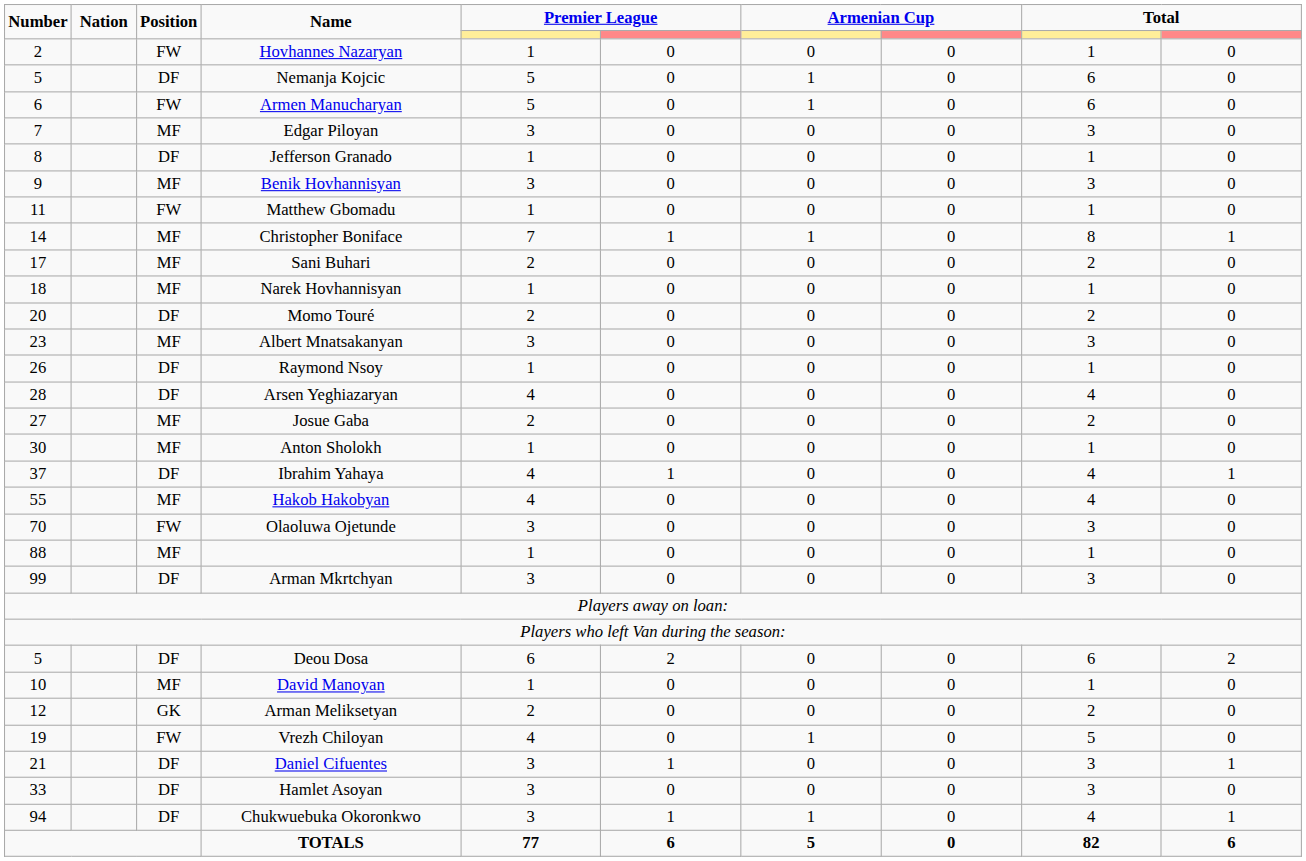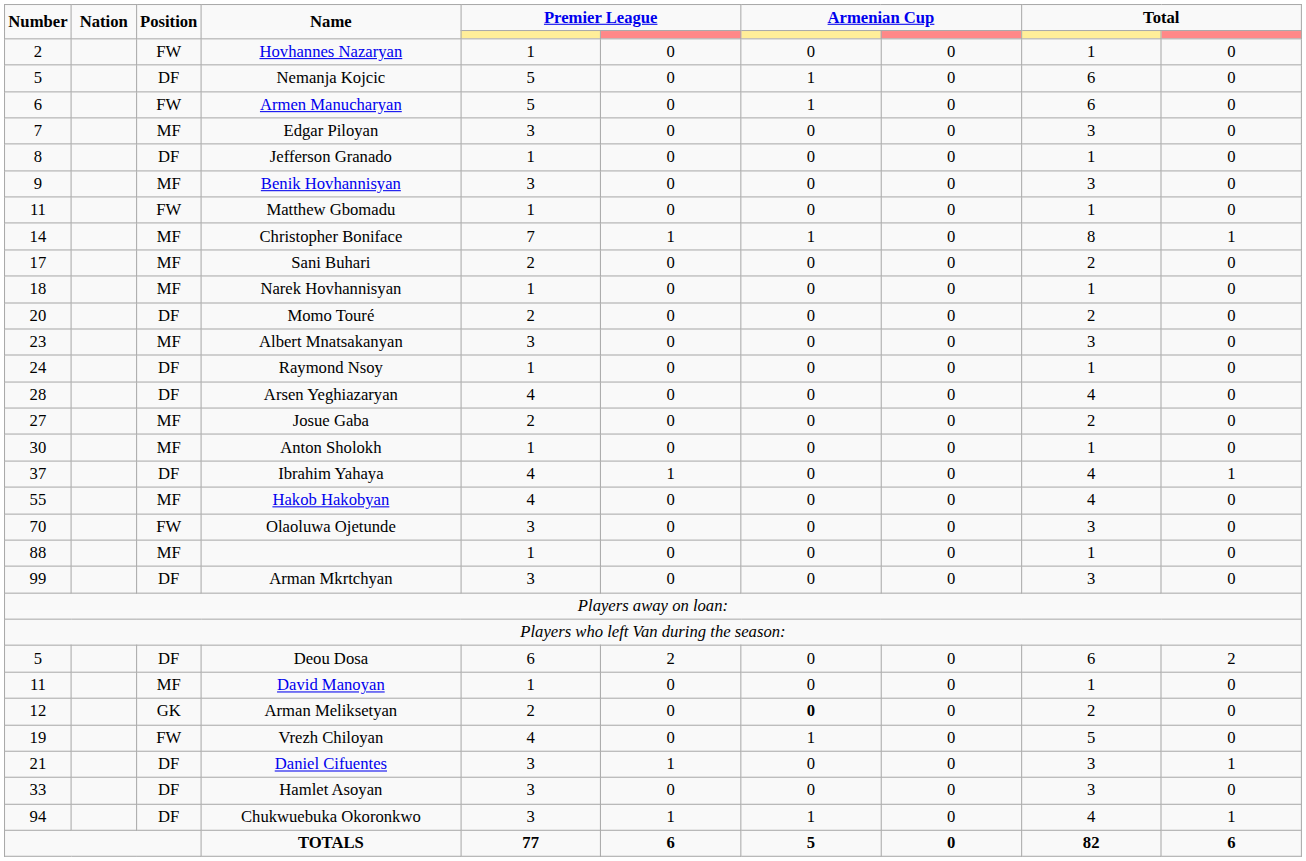(38, 368) 26 -> (38, 368) 24
(38, 685) 10 -> (38, 685) 11
(811, 711) normal -> (811, 711) bold
